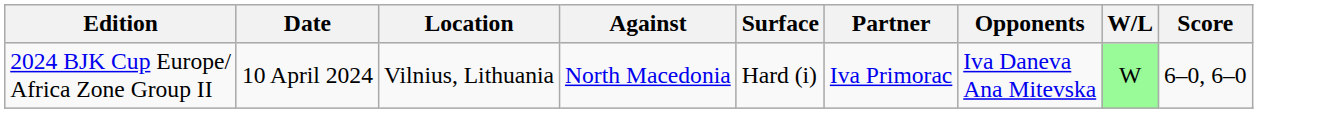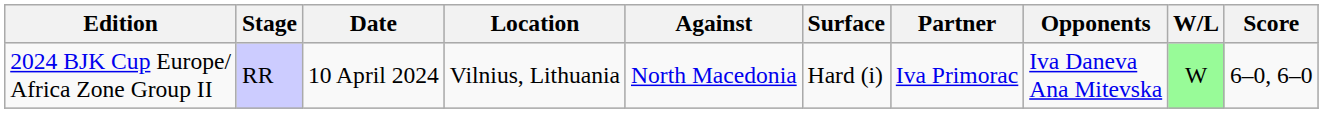+ column: (269, 23)
